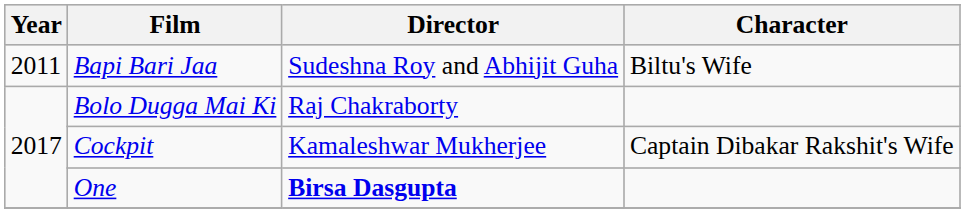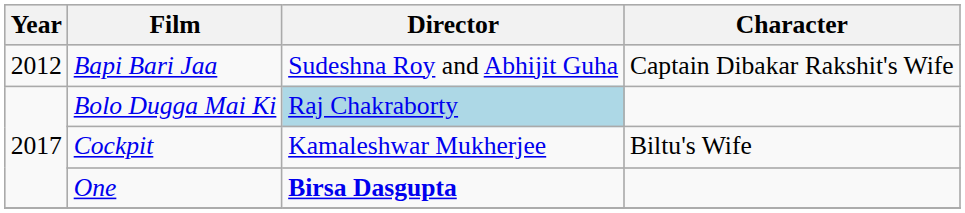(36, 65) 2011 -> (36, 65) 2012
(691, 65) Biltu's Wife -> (792, 65) Captain Dibakar Rakshit's Wife
(373, 106) no background -> (373, 106) lightblue background
(792, 146) Captain Dibakar Rakshit's Wife -> (691, 146) Biltu's Wife
